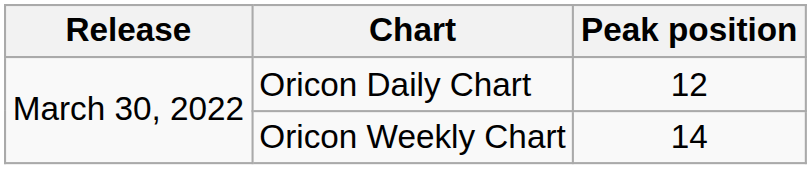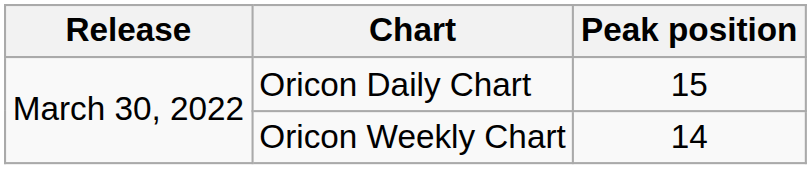(689, 83) 12 -> (689, 83) 15
